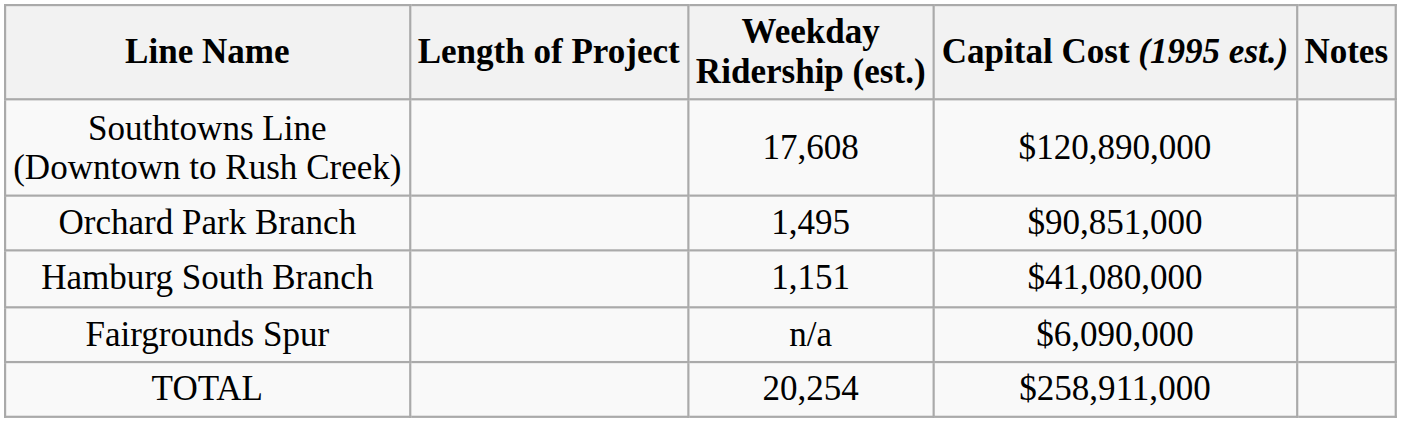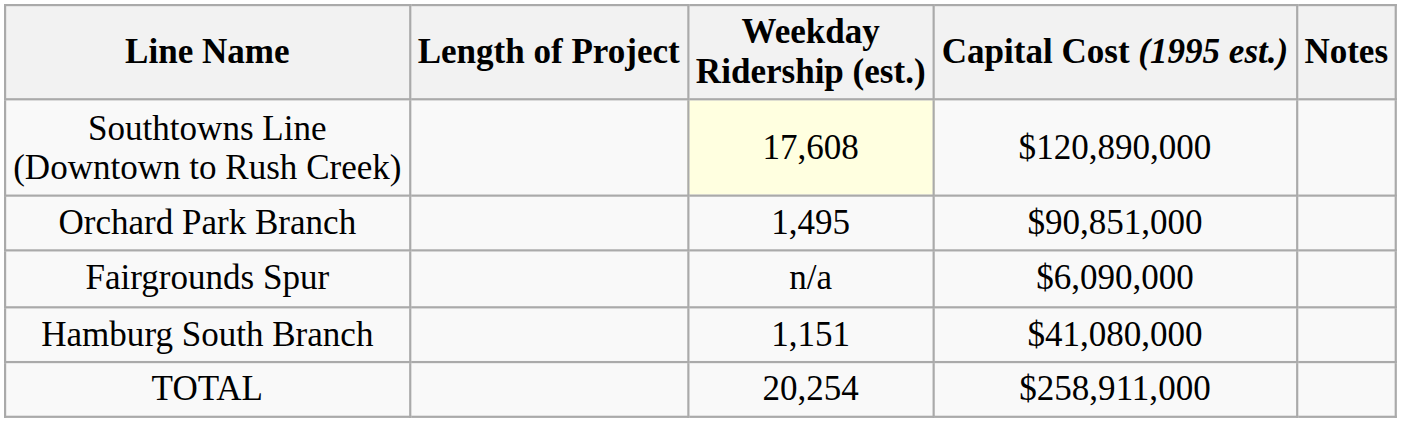(811, 146) no background -> (811, 146) lightyellow background
rows swapped: (207, 277) <-> (207, 333)
